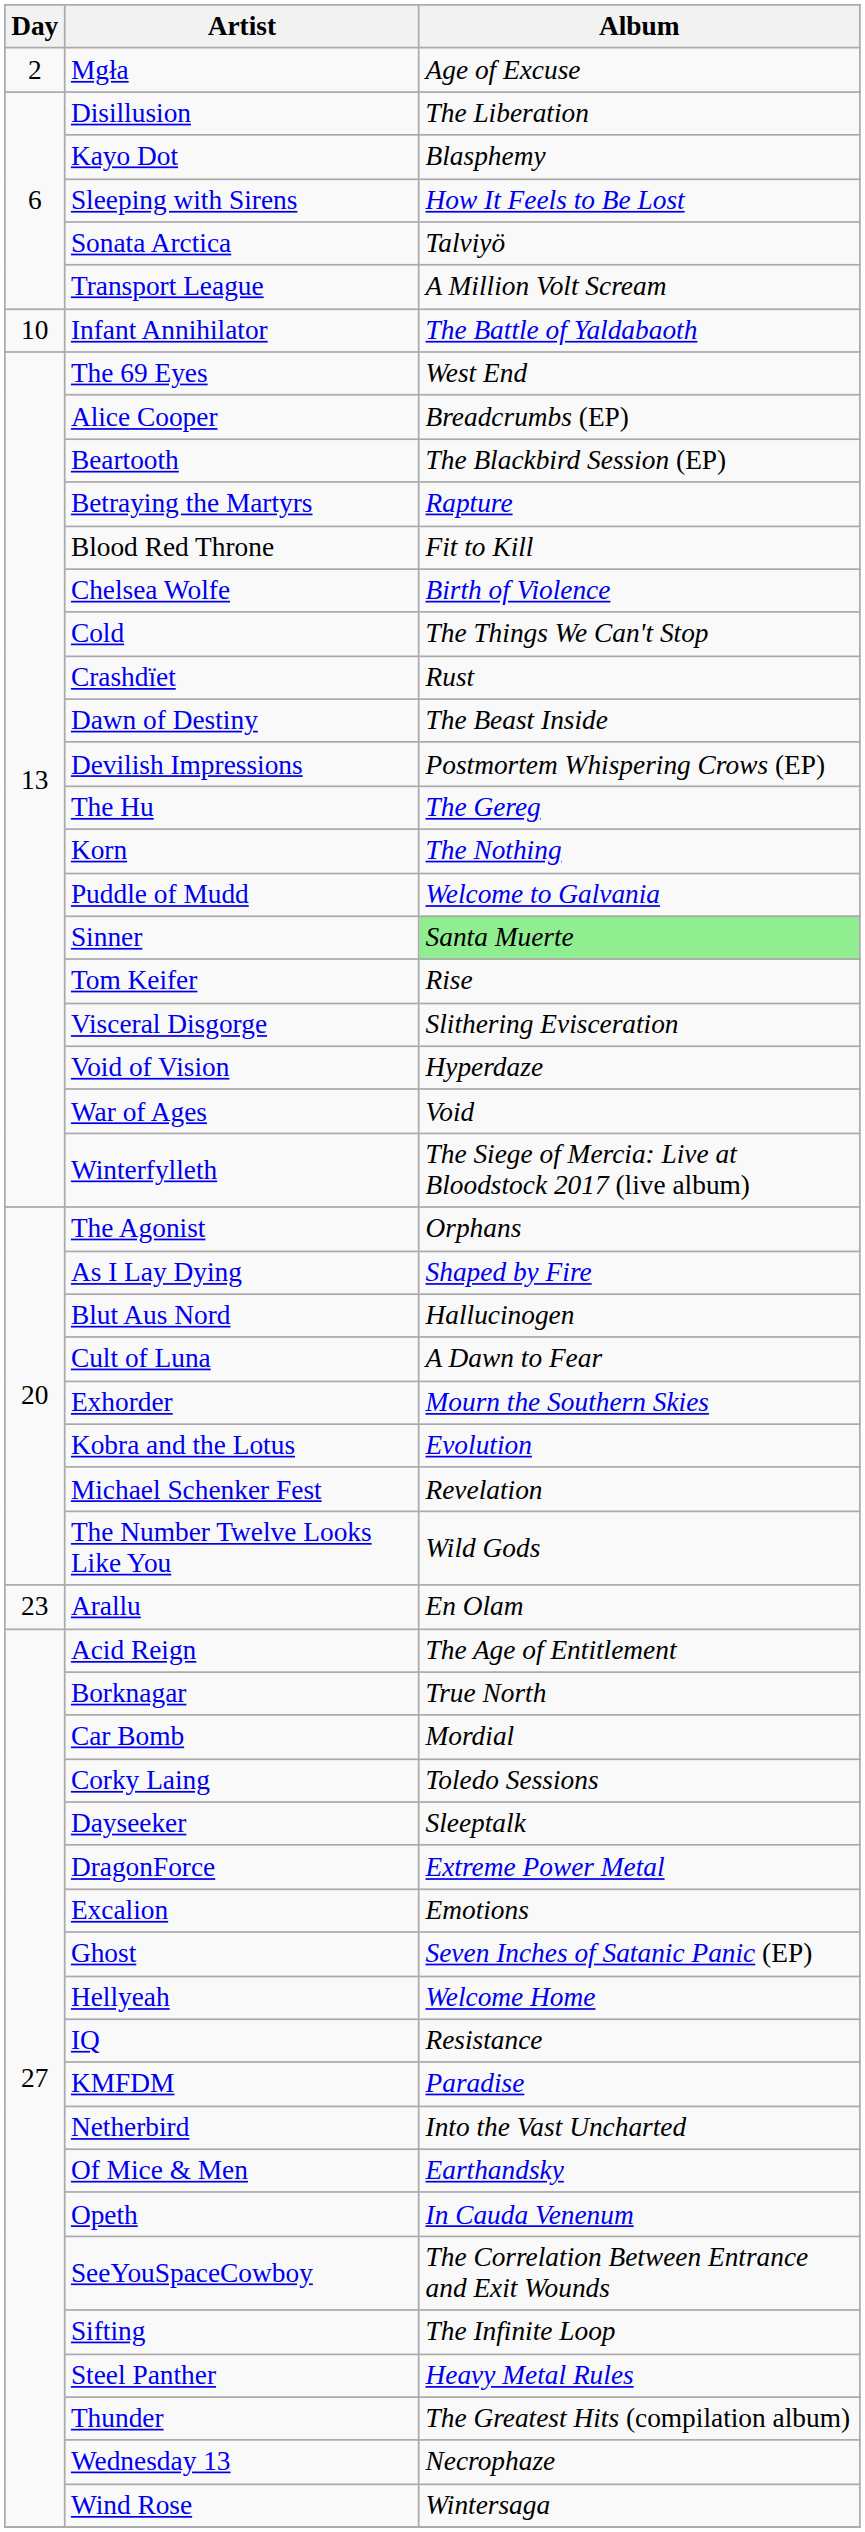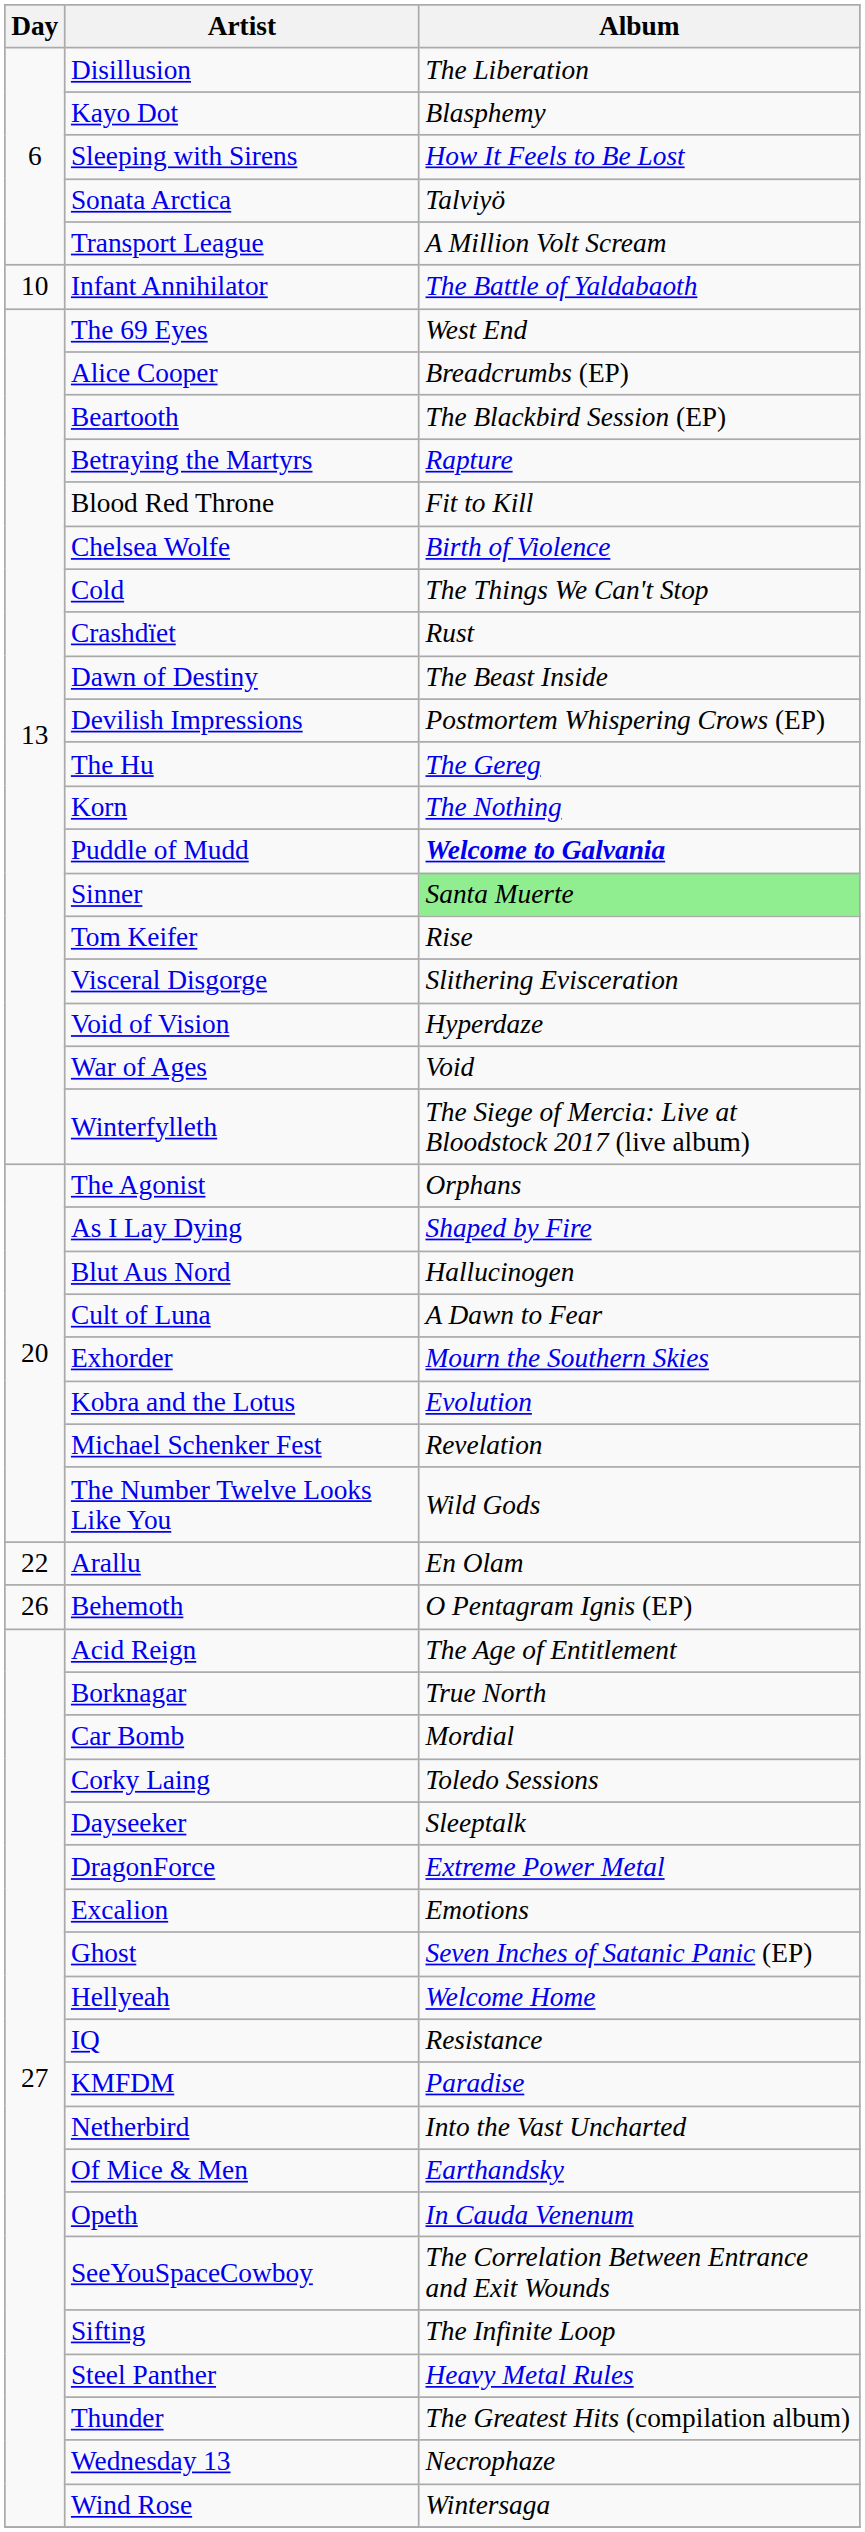- row: (100, 69)
(543, 894) normal -> (545, 850) bold
(35, 1606) 23 -> (35, 1563) 22
+ row: (127, 1606)
